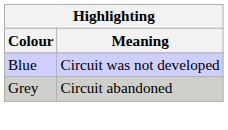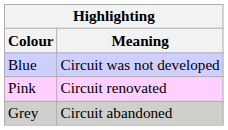+ row: (22, 88)
